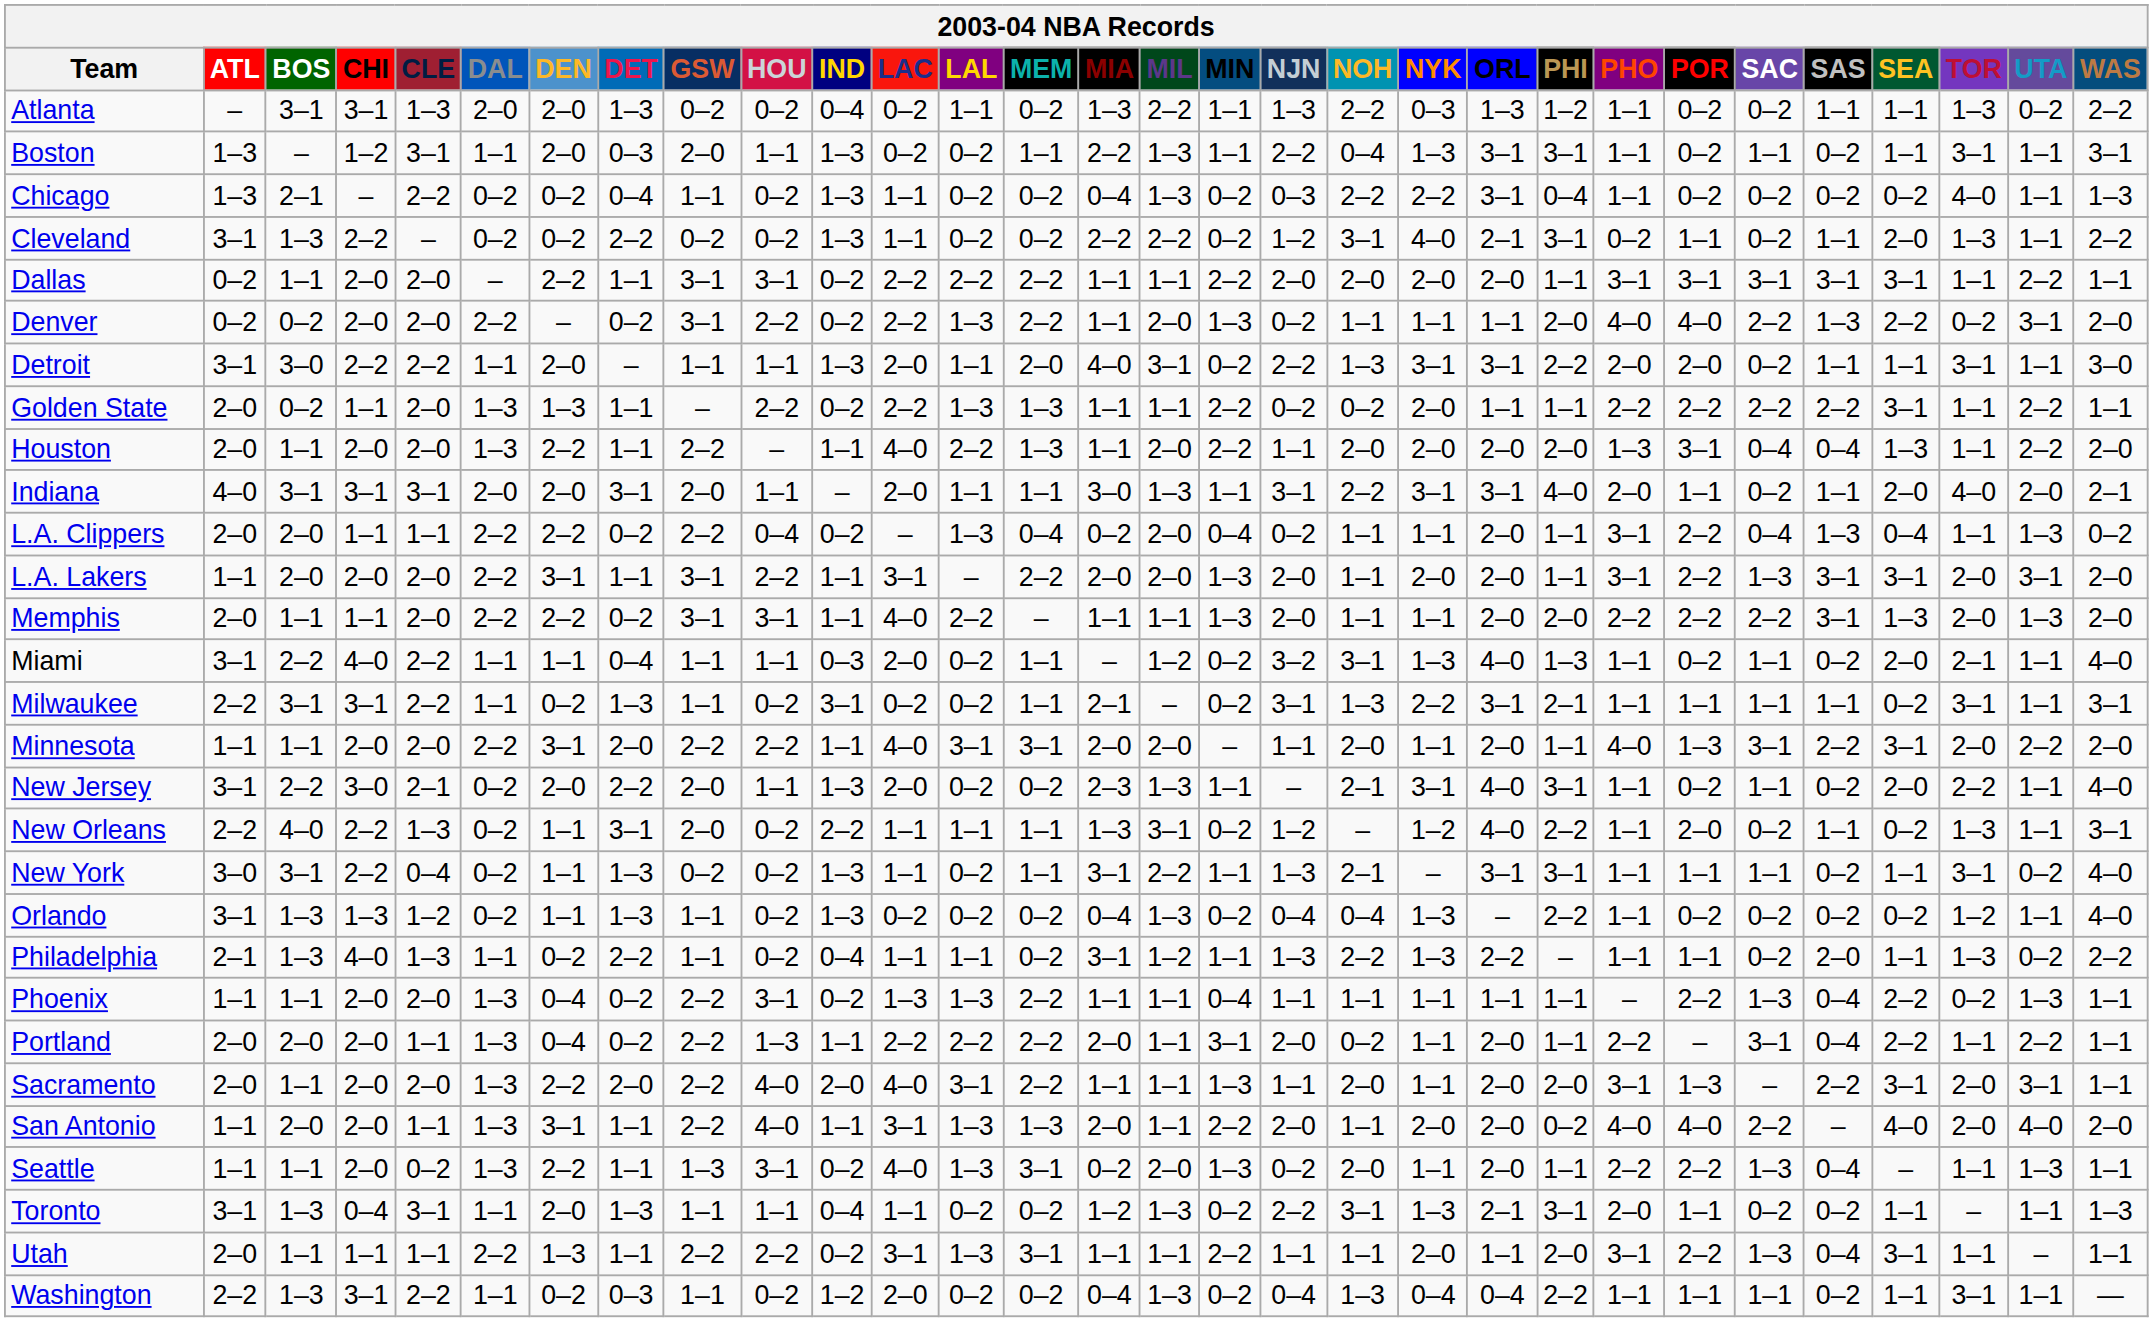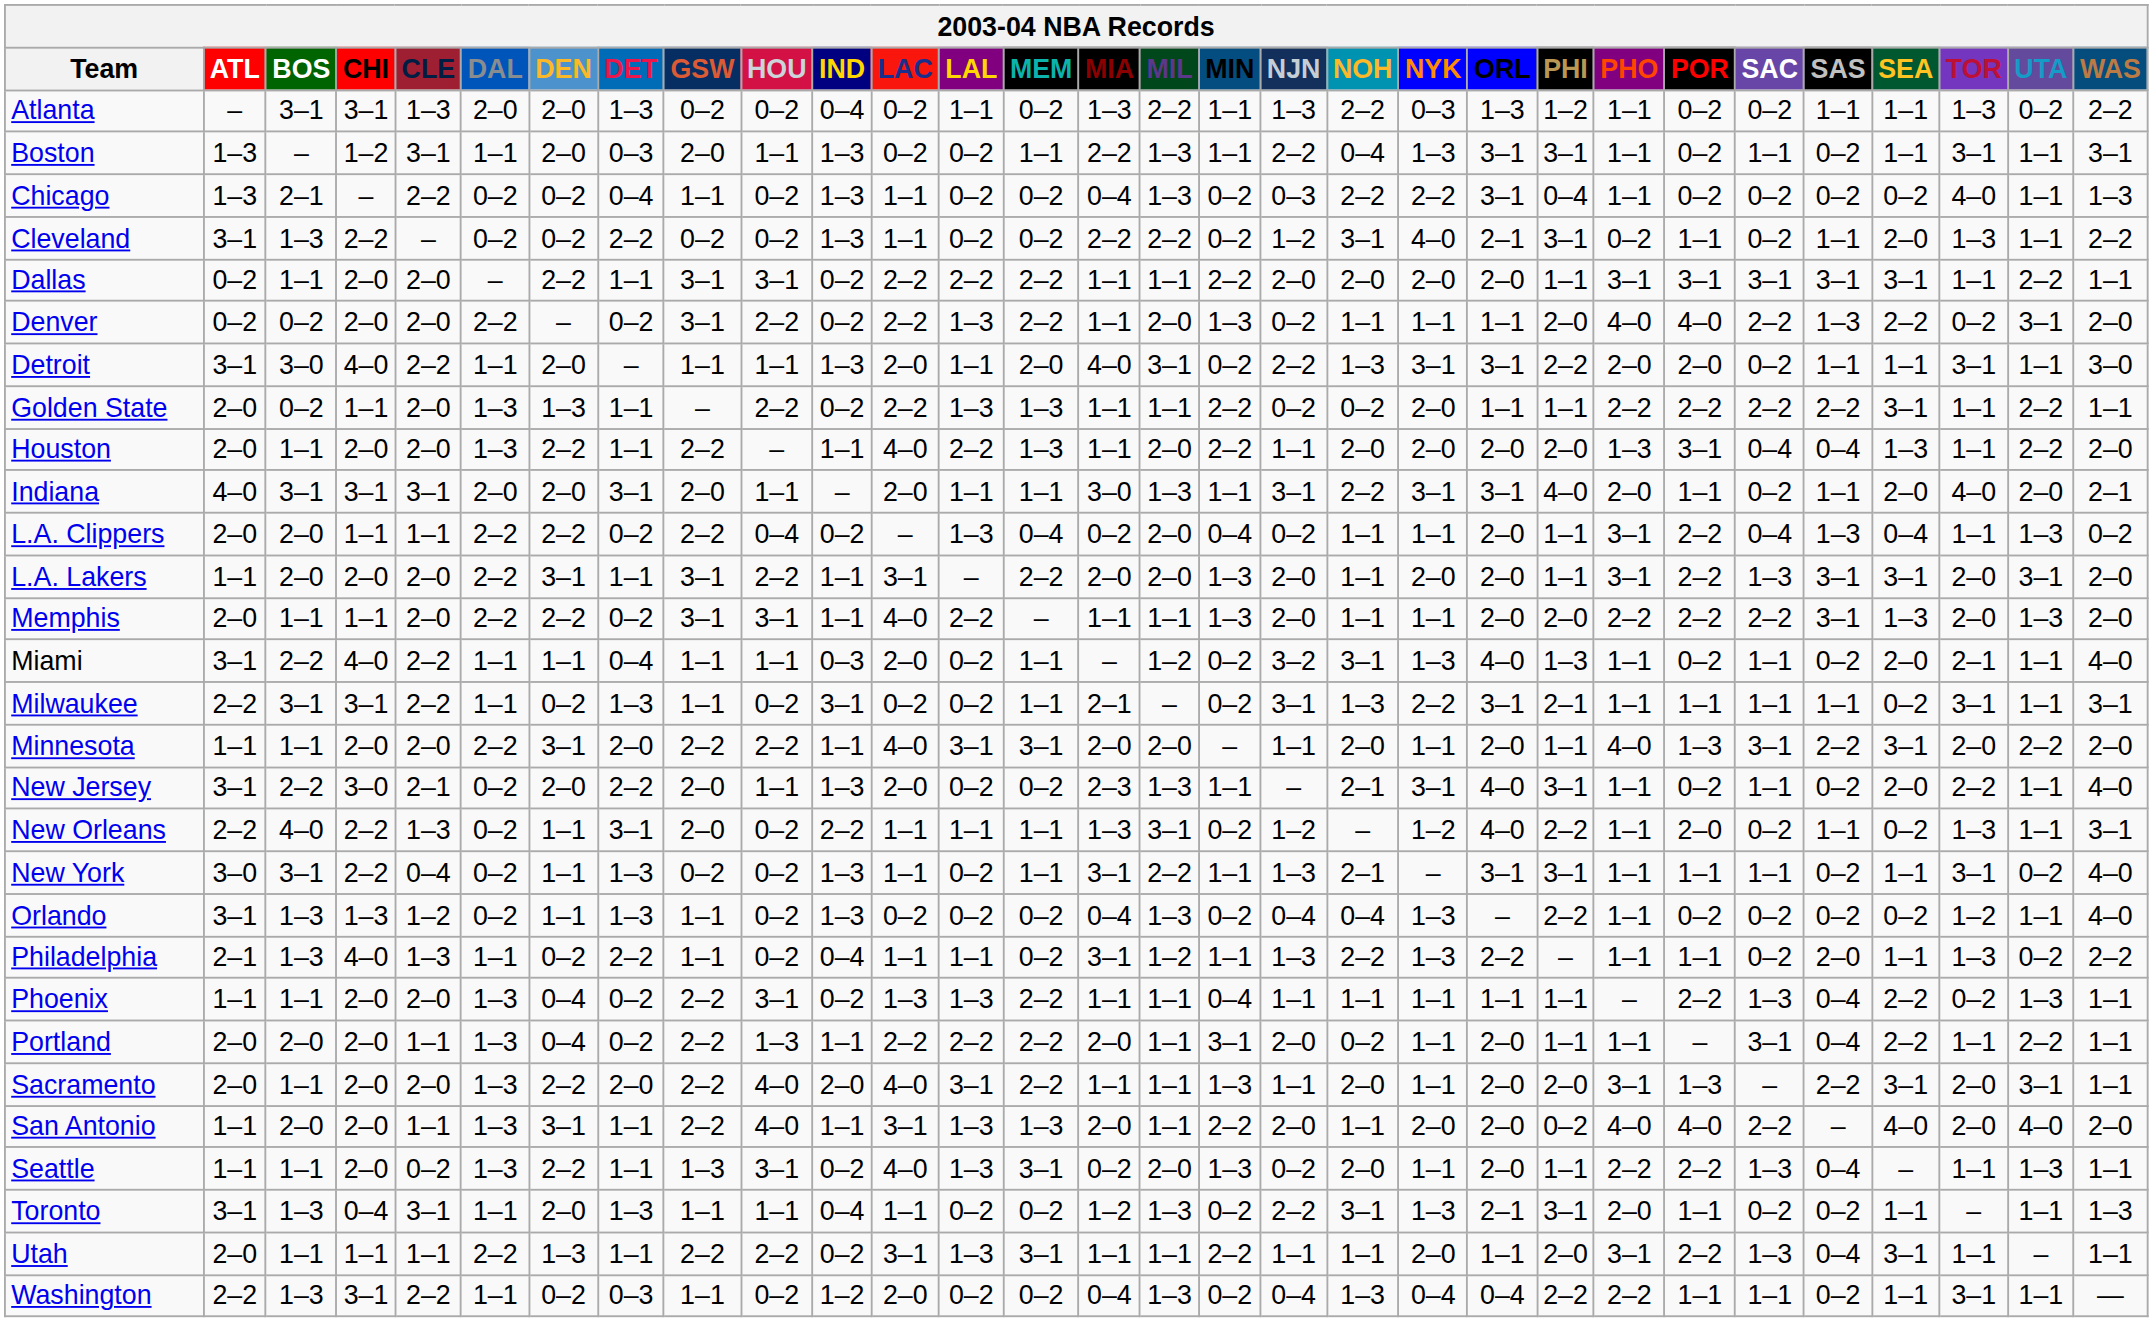(366, 365) 2–2 -> (366, 365) 4–0
(1629, 1042) 2–2 -> (1629, 1042) 1–1
(1629, 1296) 1–1 -> (1629, 1296) 2–2
